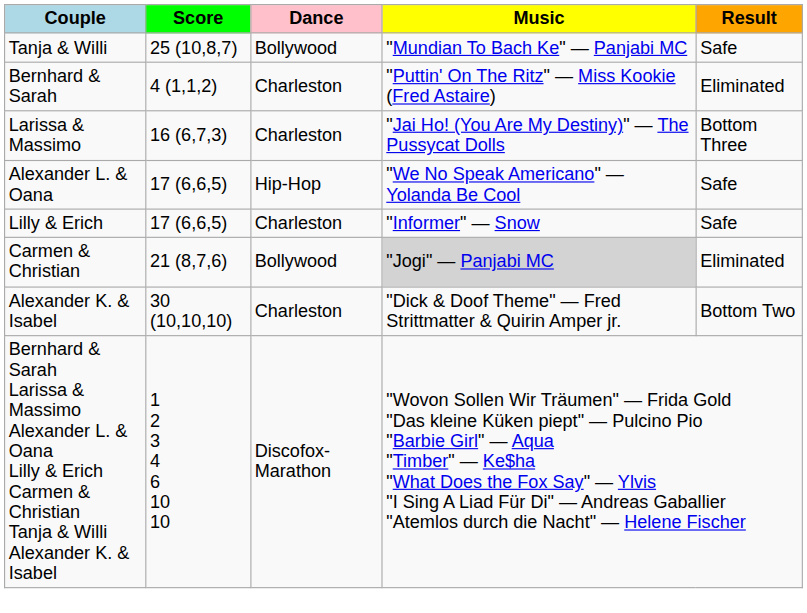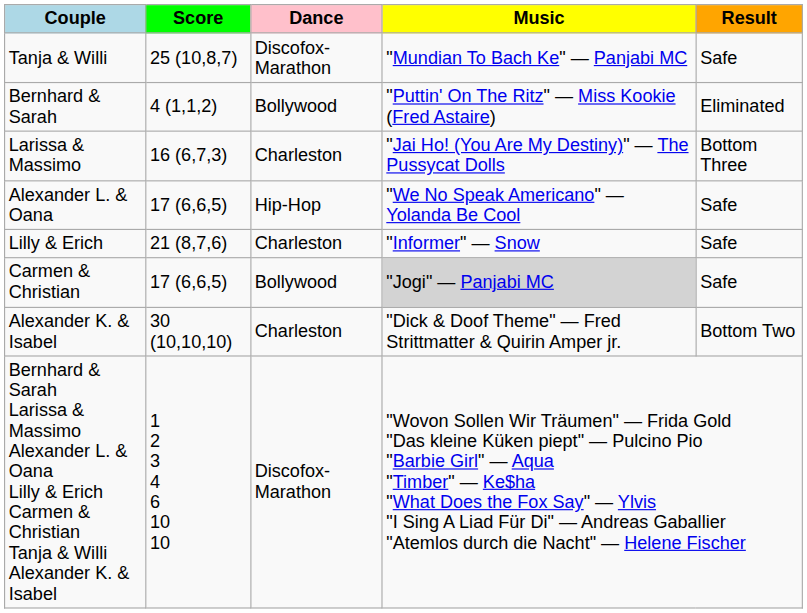(296, 47) Bollywood -> (293, 57) Discofox-Marathon
(298, 86) Charleston -> (296, 106) Bollywood
(189, 223) 17 (6,6,5) -> (189, 243) 21 (8,7,6)
(189, 262) 21 (8,7,6) -> (189, 282) 17 (6,6,5)
(742, 262) Eliminated -> (719, 282) Safe
